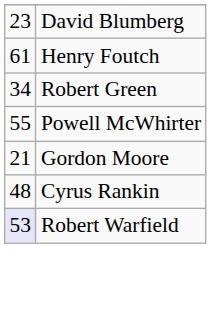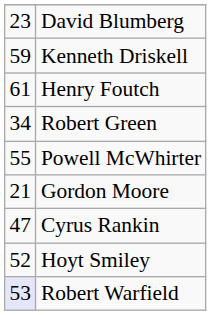+ row: (114, 55)
(20, 191) 48 -> (20, 225) 47
+ row: (95, 259)
